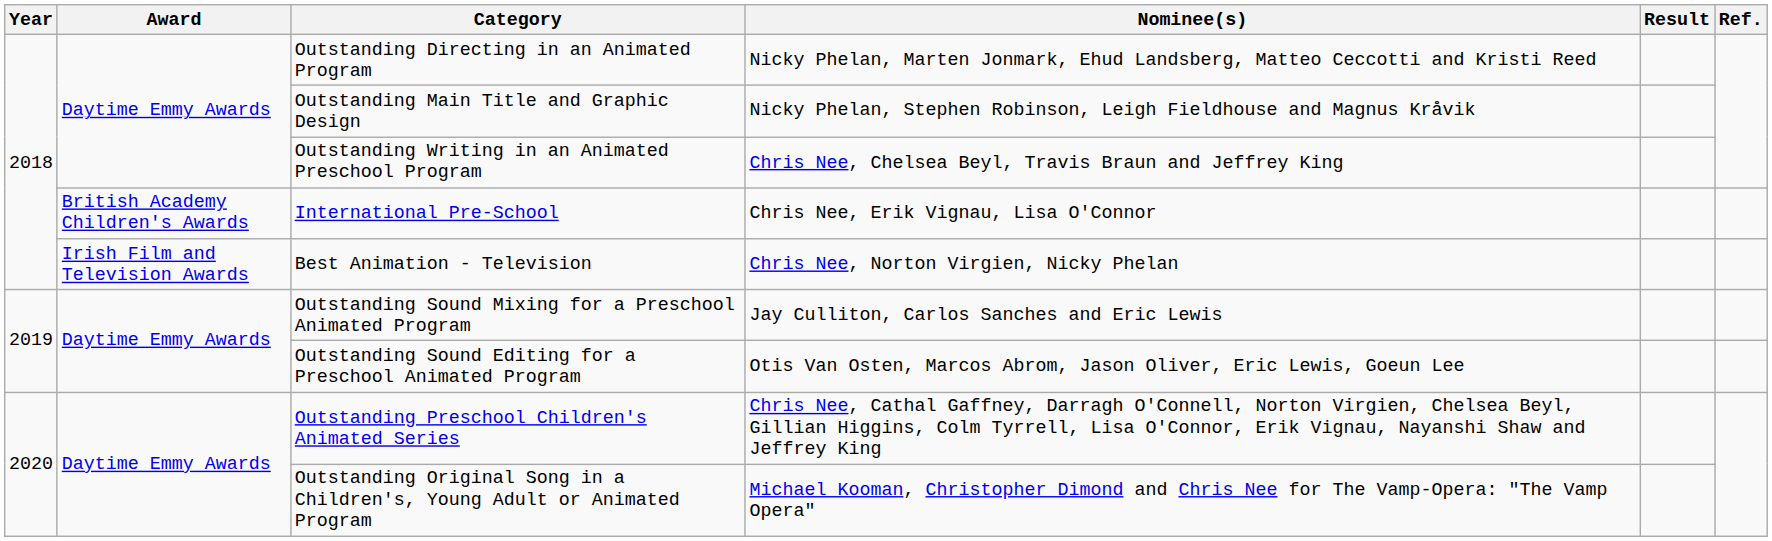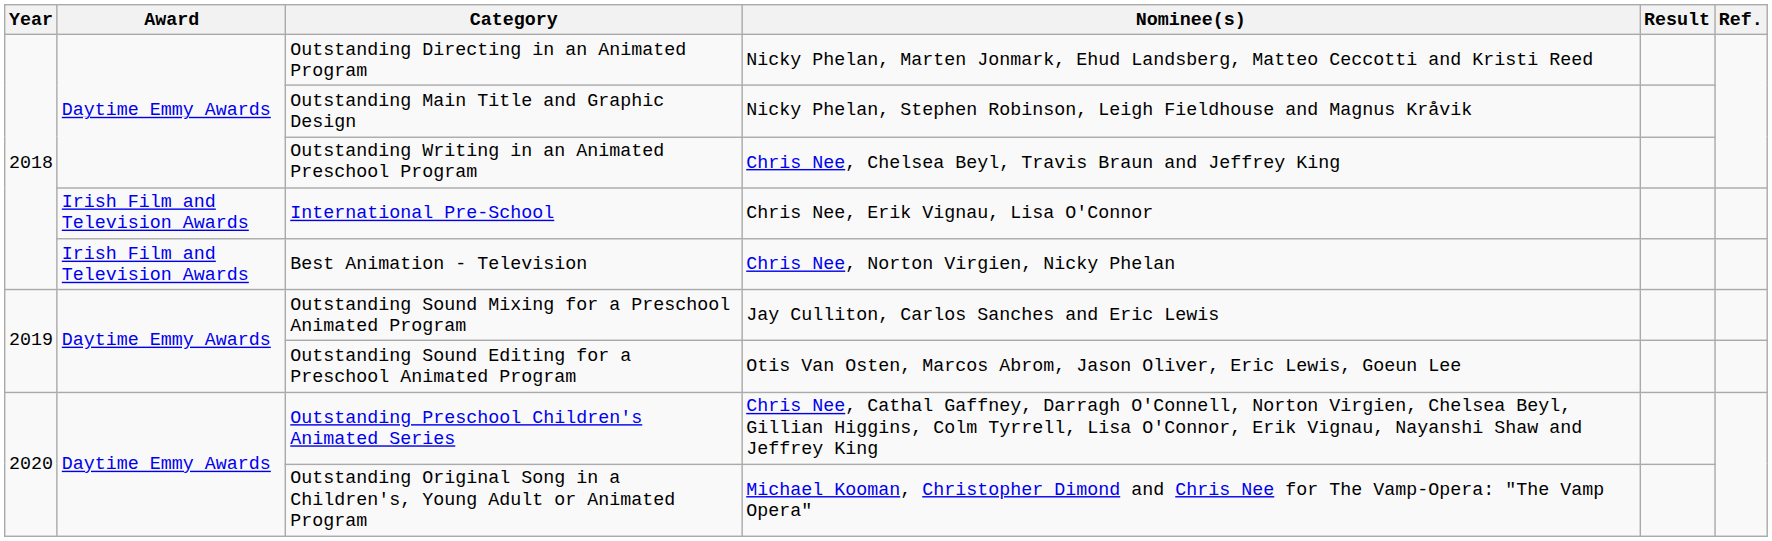(155, 213) British Academy Children's Awards -> (155, 213) Irish Film and Television Awards
